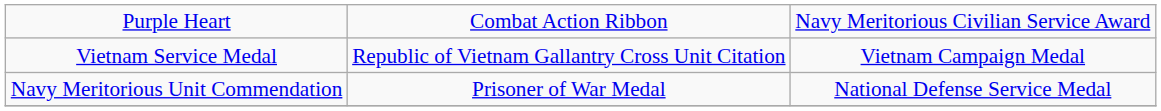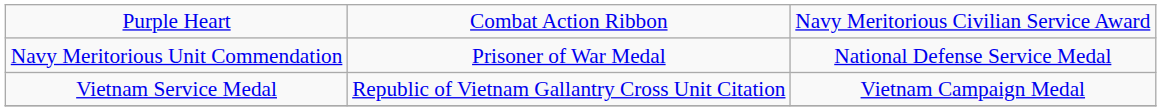rows swapped: (177, 88) <-> (177, 55)
